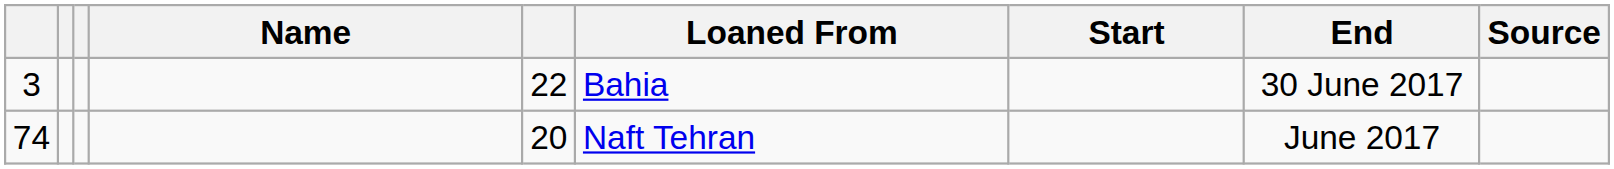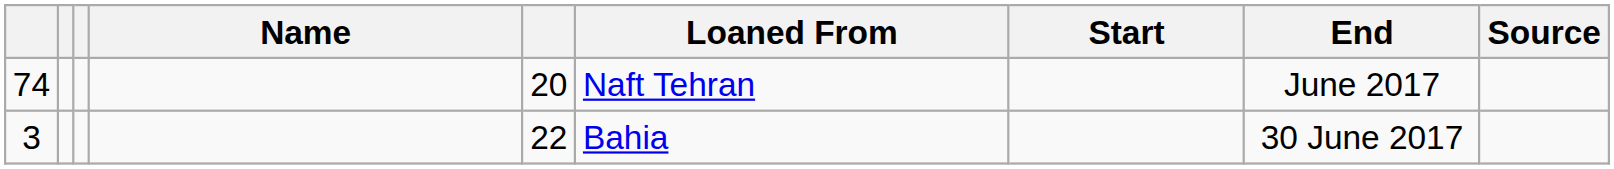rows swapped: (31, 85) <-> (31, 138)
